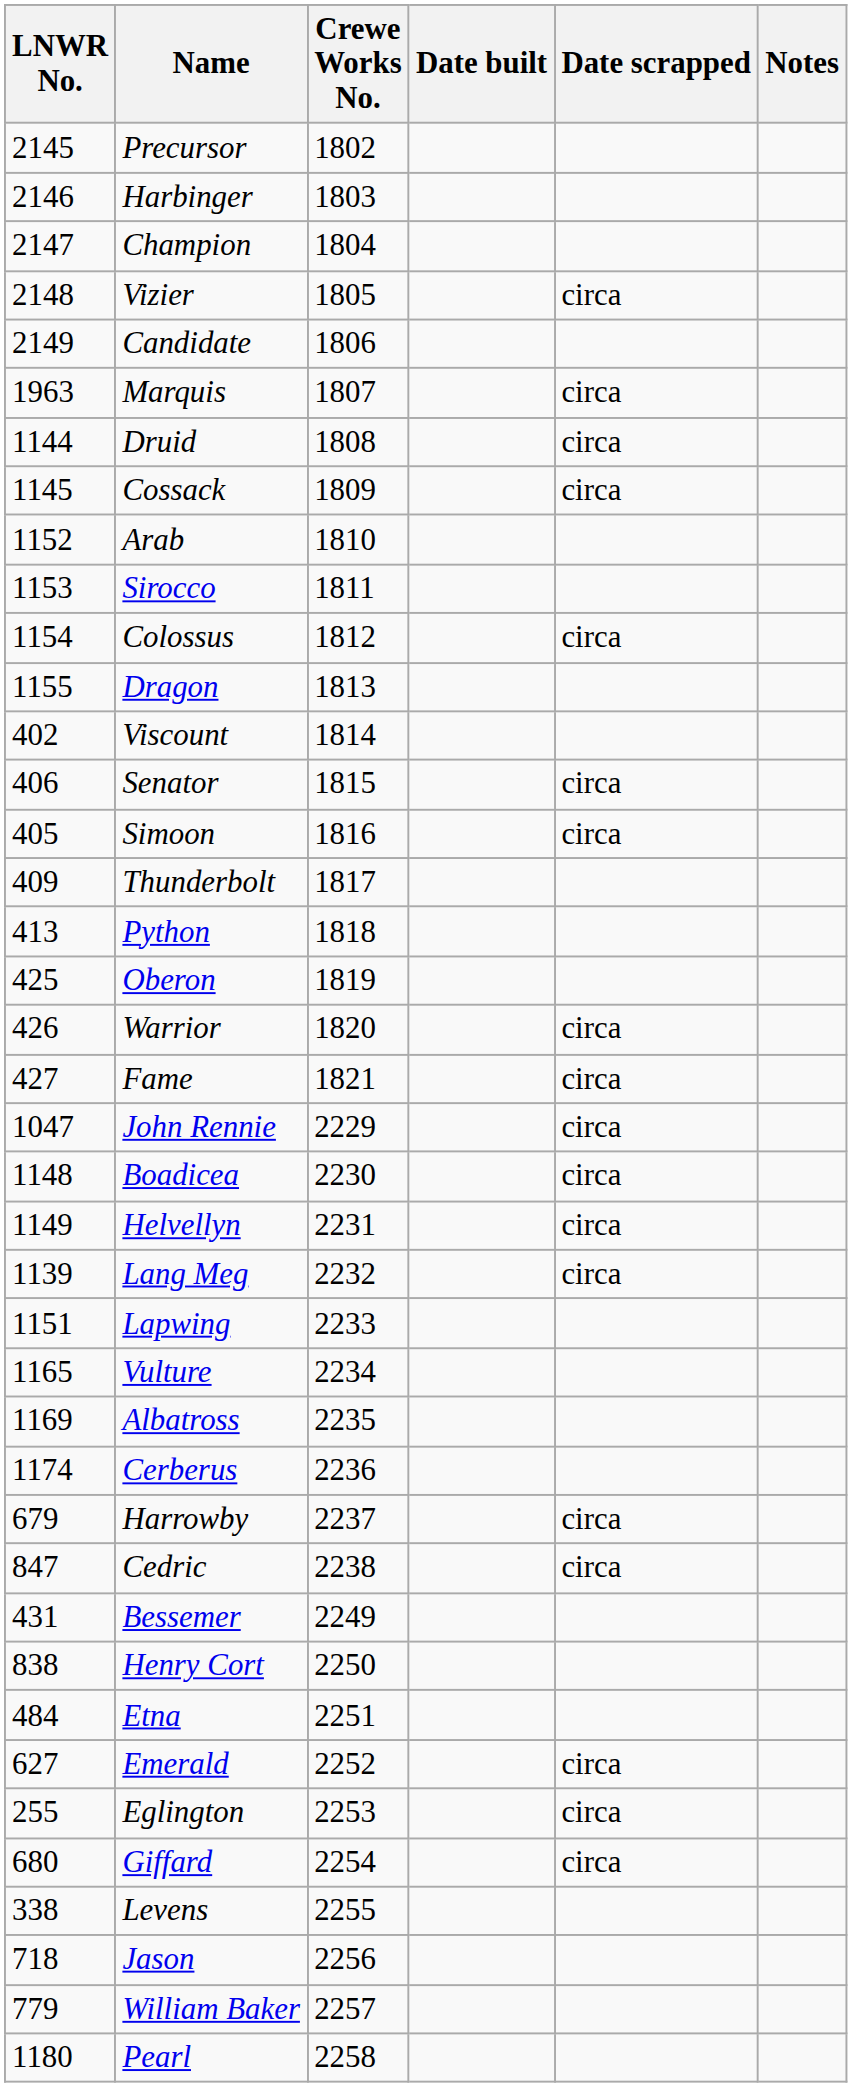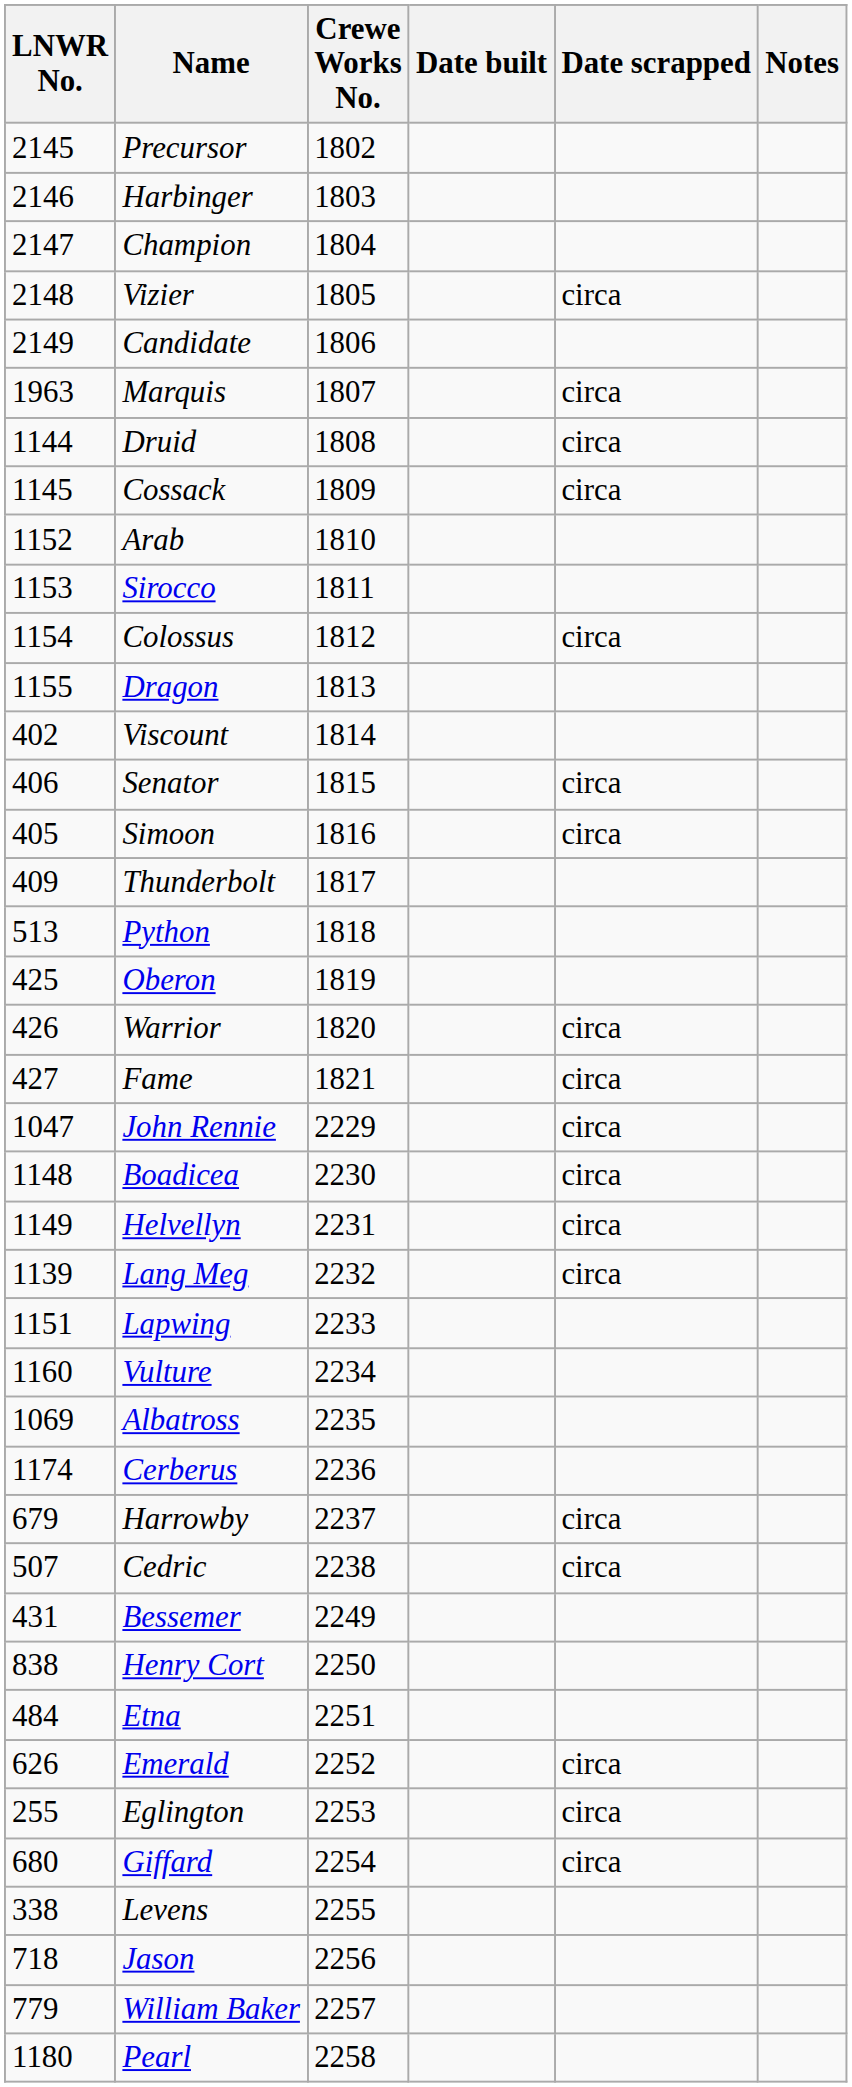(35, 931) 413 -> (35, 931) 513
(42, 1371) 1165 -> (42, 1371) 1160
(42, 1420) 1169 -> (43, 1420) 1069
(35, 1567) 847 -> (35, 1567) 507
(35, 1763) 627 -> (35, 1763) 626
